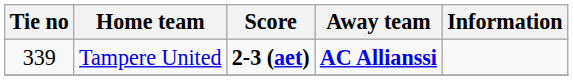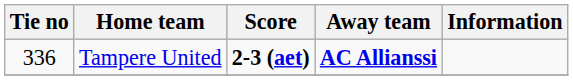(39, 57) 339 -> (39, 57) 336
